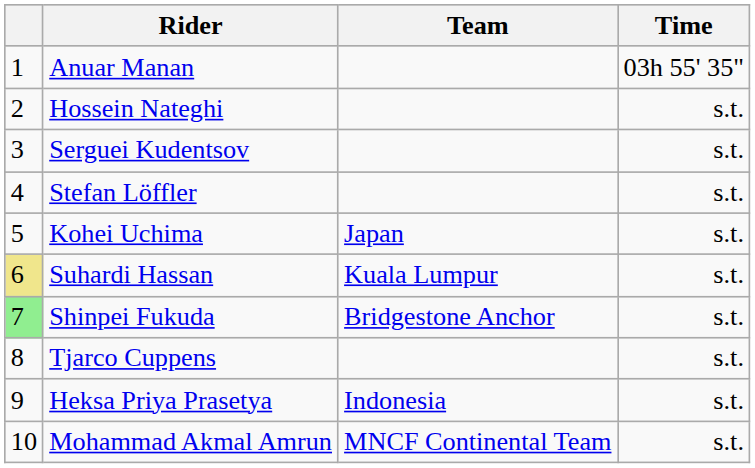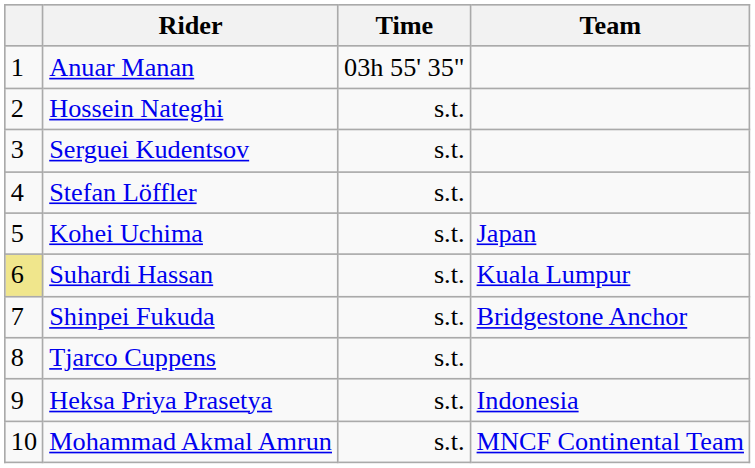columns swapped: (478, 25) <-> (684, 25)
(17, 316) lightgreen background -> (17, 316) no background
